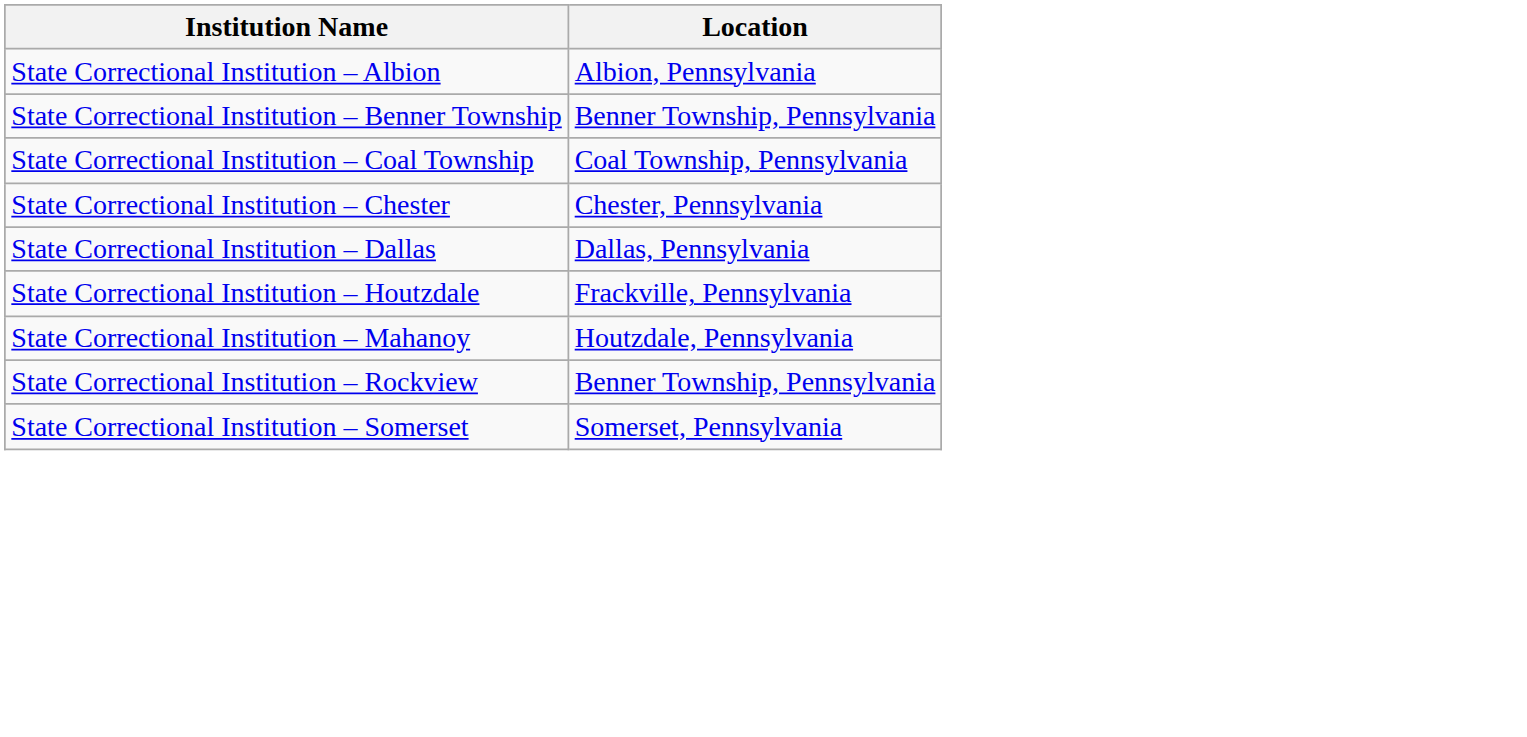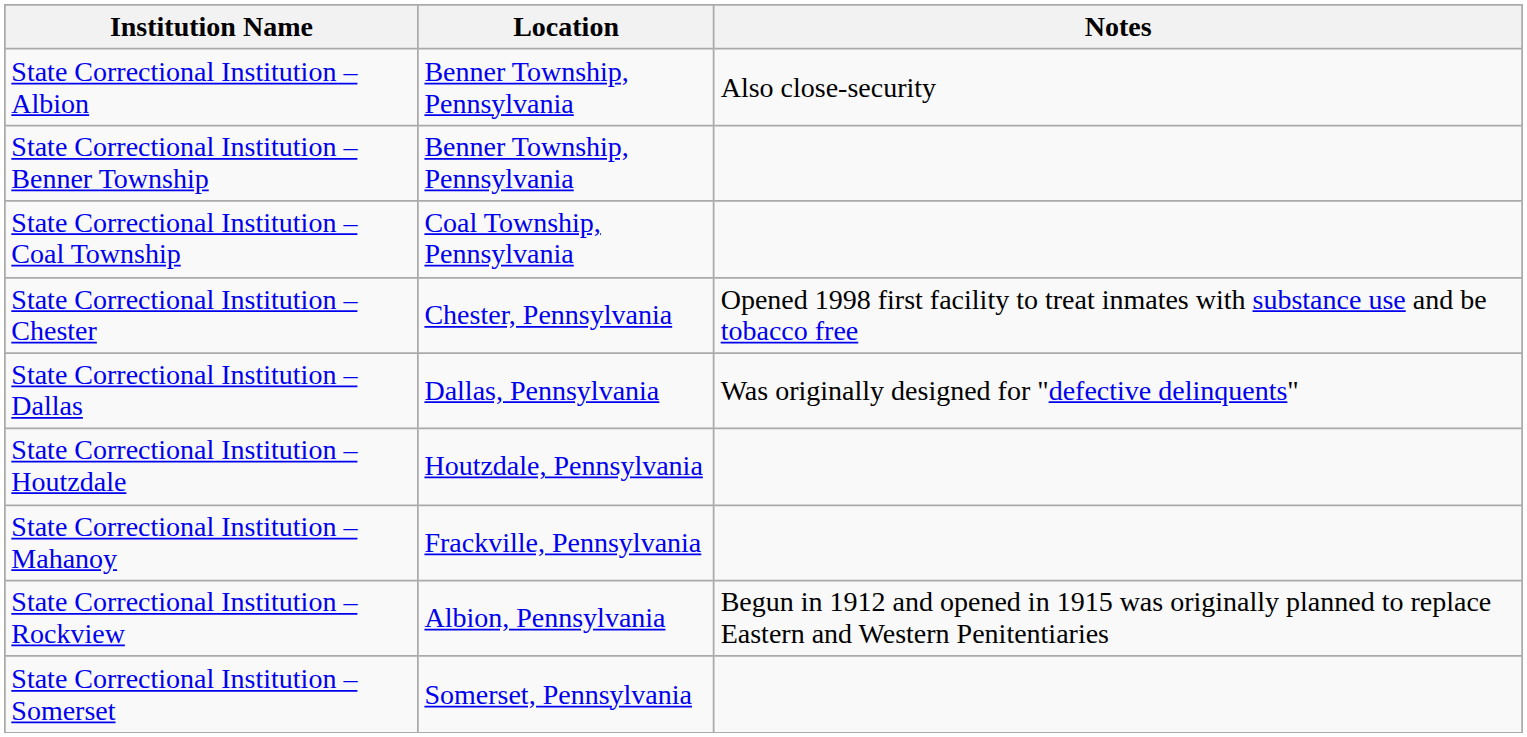+ column: (1118, 26)
(695, 71) Albion, Pennsylvania -> (527, 86) Benner Township, Pennsylvania
(713, 293) Frackville, Pennsylvania -> (564, 466) Houtzdale, Pennsylvania
(714, 337) Houtzdale, Pennsylvania -> (563, 542) Frackville, Pennsylvania
(755, 381) Benner Township, Pennsylvania -> (545, 618) Albion, Pennsylvania
